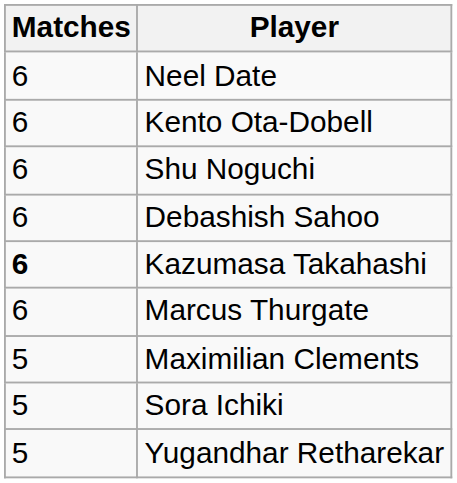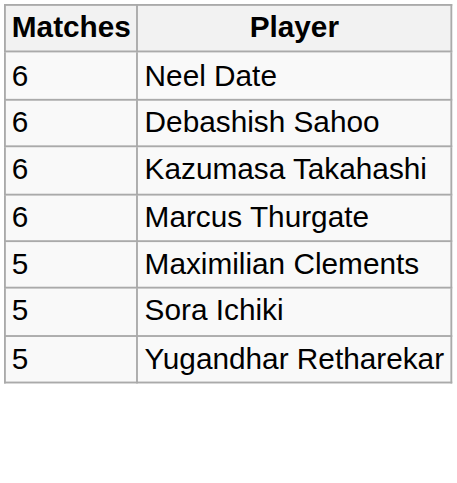- row: (259, 122)
- row: (230, 169)
(20, 264) bold -> (20, 169) normal
